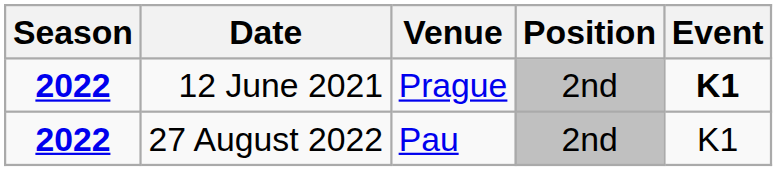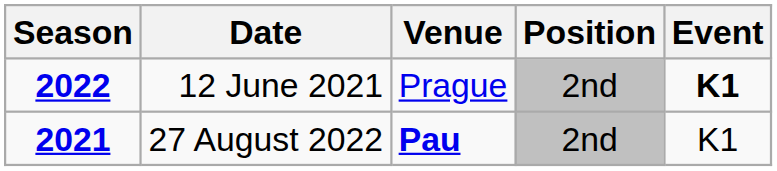(73, 139) 2022 -> (73, 139) 2021
(429, 139) normal -> (430, 139) bold
